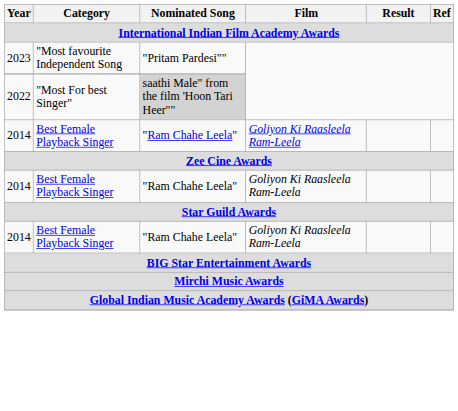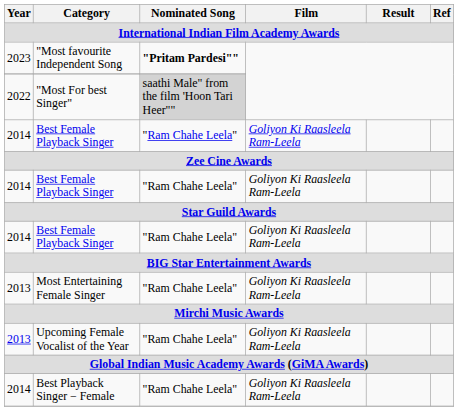(185, 58) normal -> (191, 58) bold
+ row: (19, 288)
+ row: (19, 339)
+ row: (19, 389)
